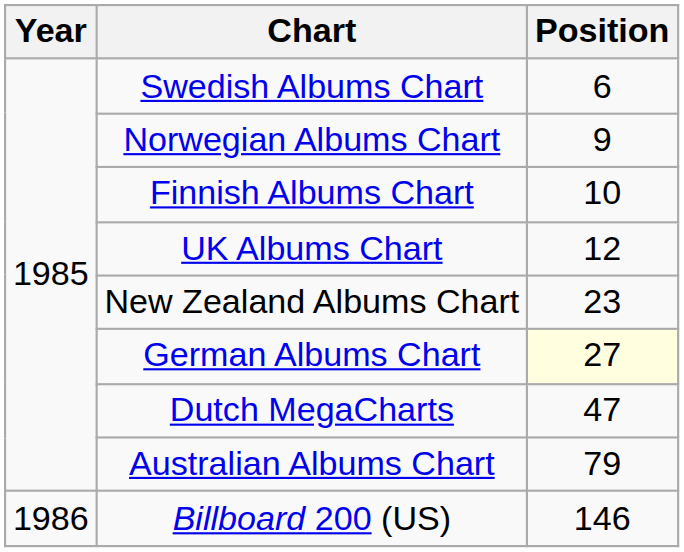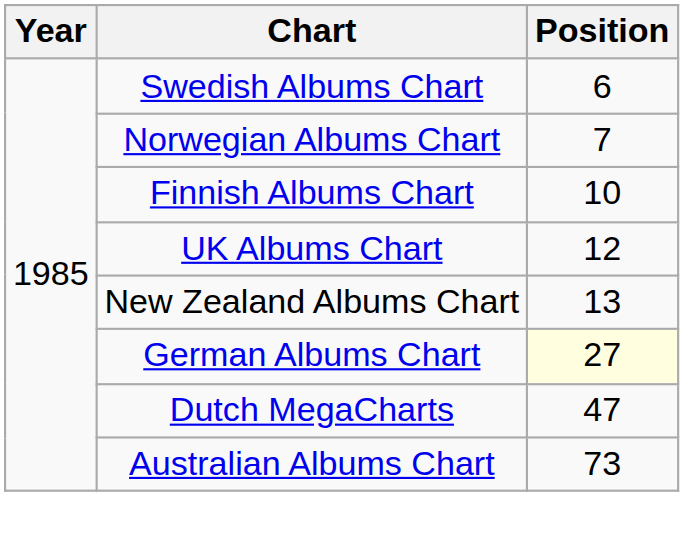(602, 139) 9 -> (602, 139) 7
(602, 301) 23 -> (602, 301) 13
(602, 463) 79 -> (602, 463) 73
- row: (312, 517)
